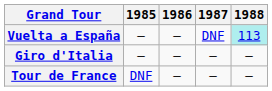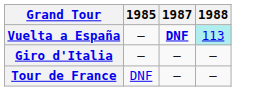- column: (177, 15)
(213, 35) normal -> (177, 35) bold
